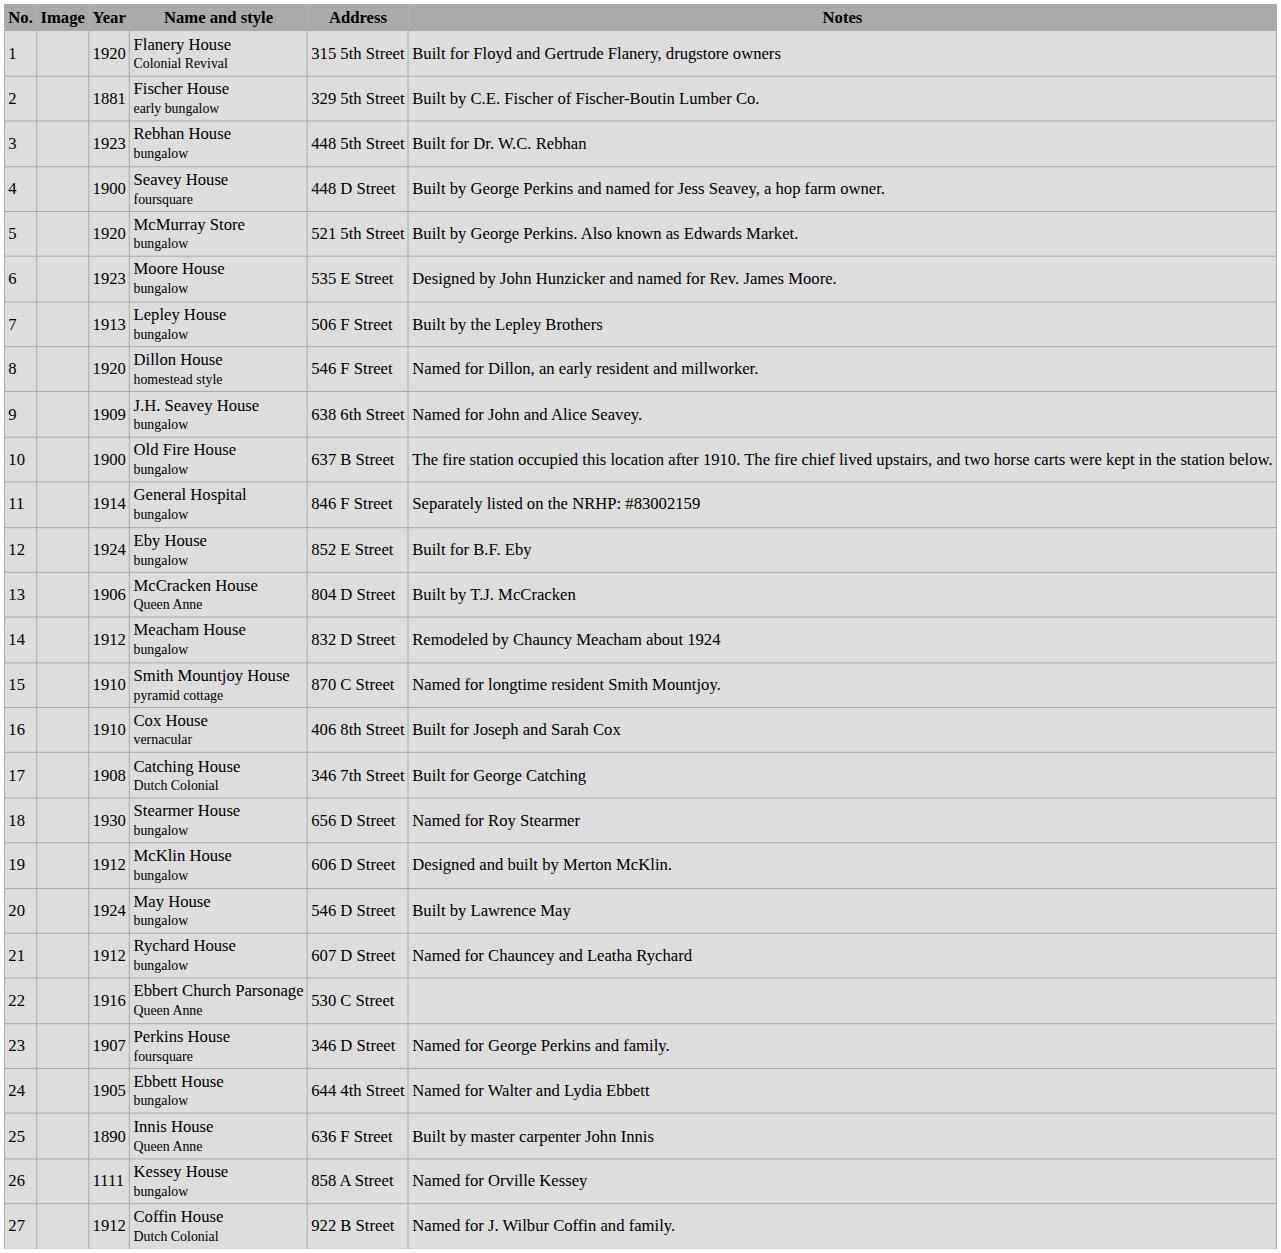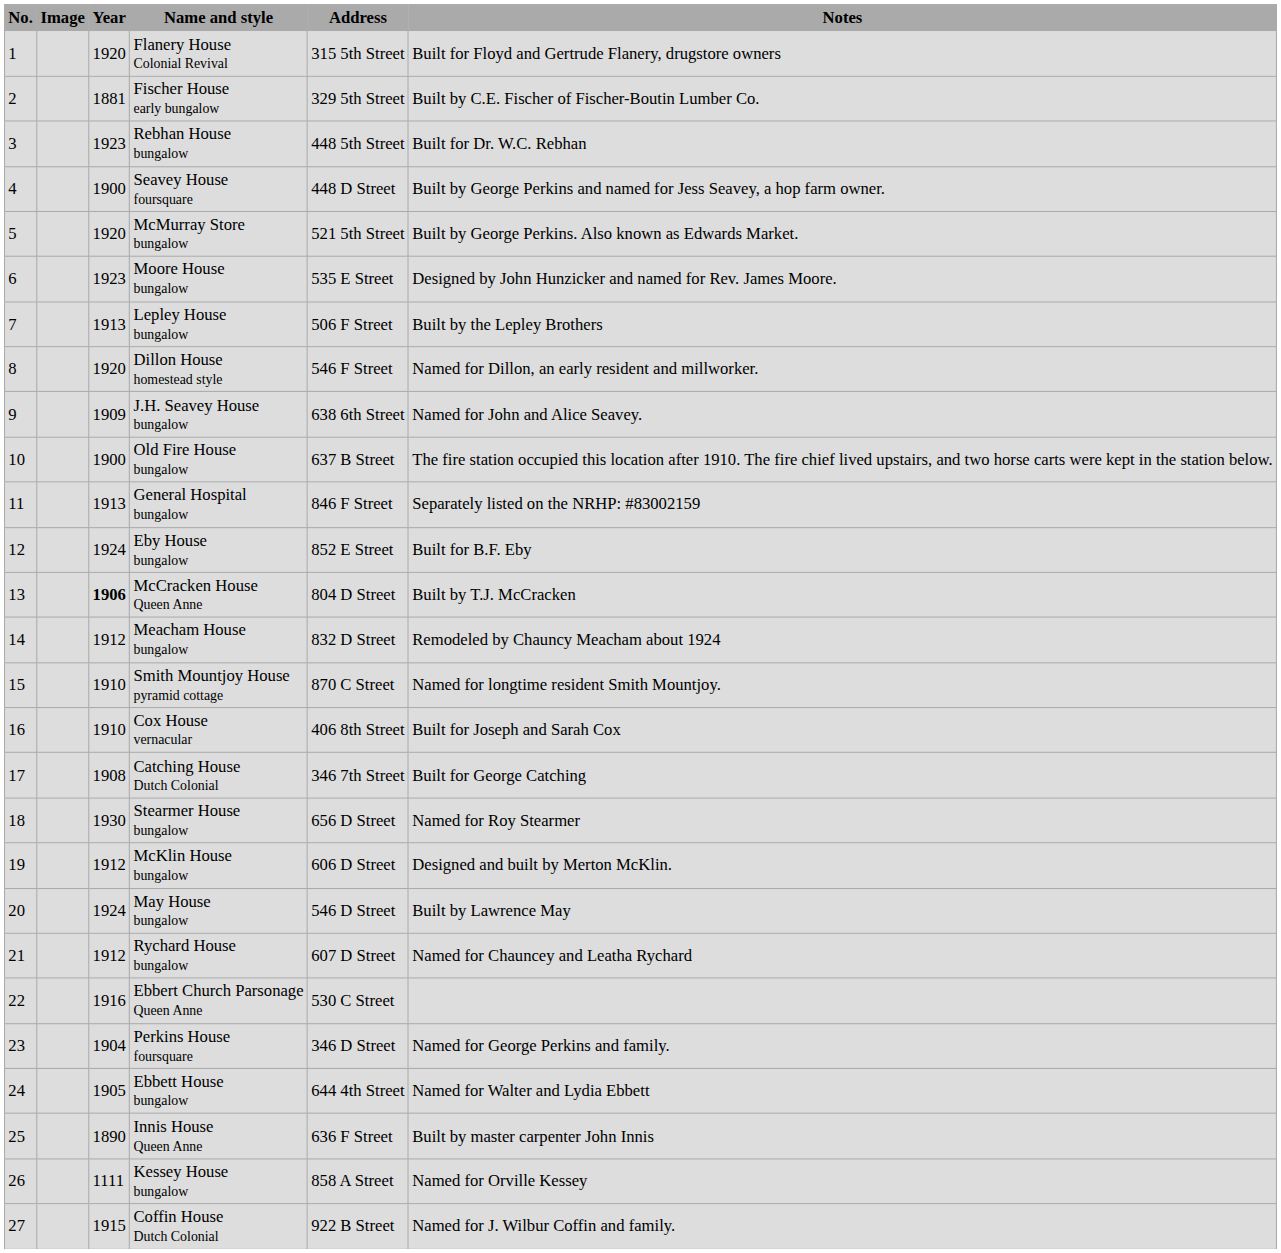(109, 504) 1914 -> (109, 504) 1913
(109, 594) normal -> (109, 594) bold
(109, 1045) 1907 -> (109, 1045) 1904
(109, 1226) 1912 -> (109, 1226) 1915
